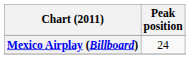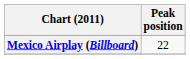(163, 44) 24 -> (163, 44) 22
